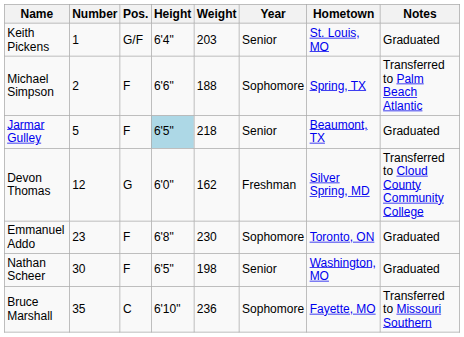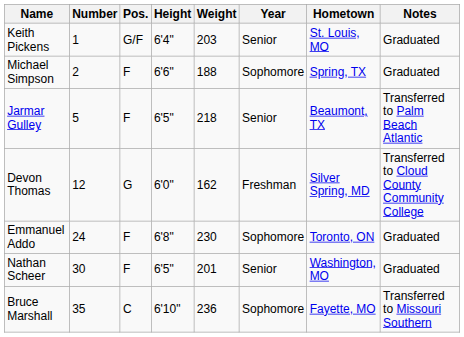(414, 85) Transferred to Palm Beach Atlantic -> (411, 72) Graduated
(164, 131) lightblue background -> (164, 118) no background
(411, 131) Graduated -> (414, 118) Transferred to Palm Beach Atlantic
(79, 237) 23 -> (79, 237) 24
(207, 269) 198 -> (207, 269) 201
